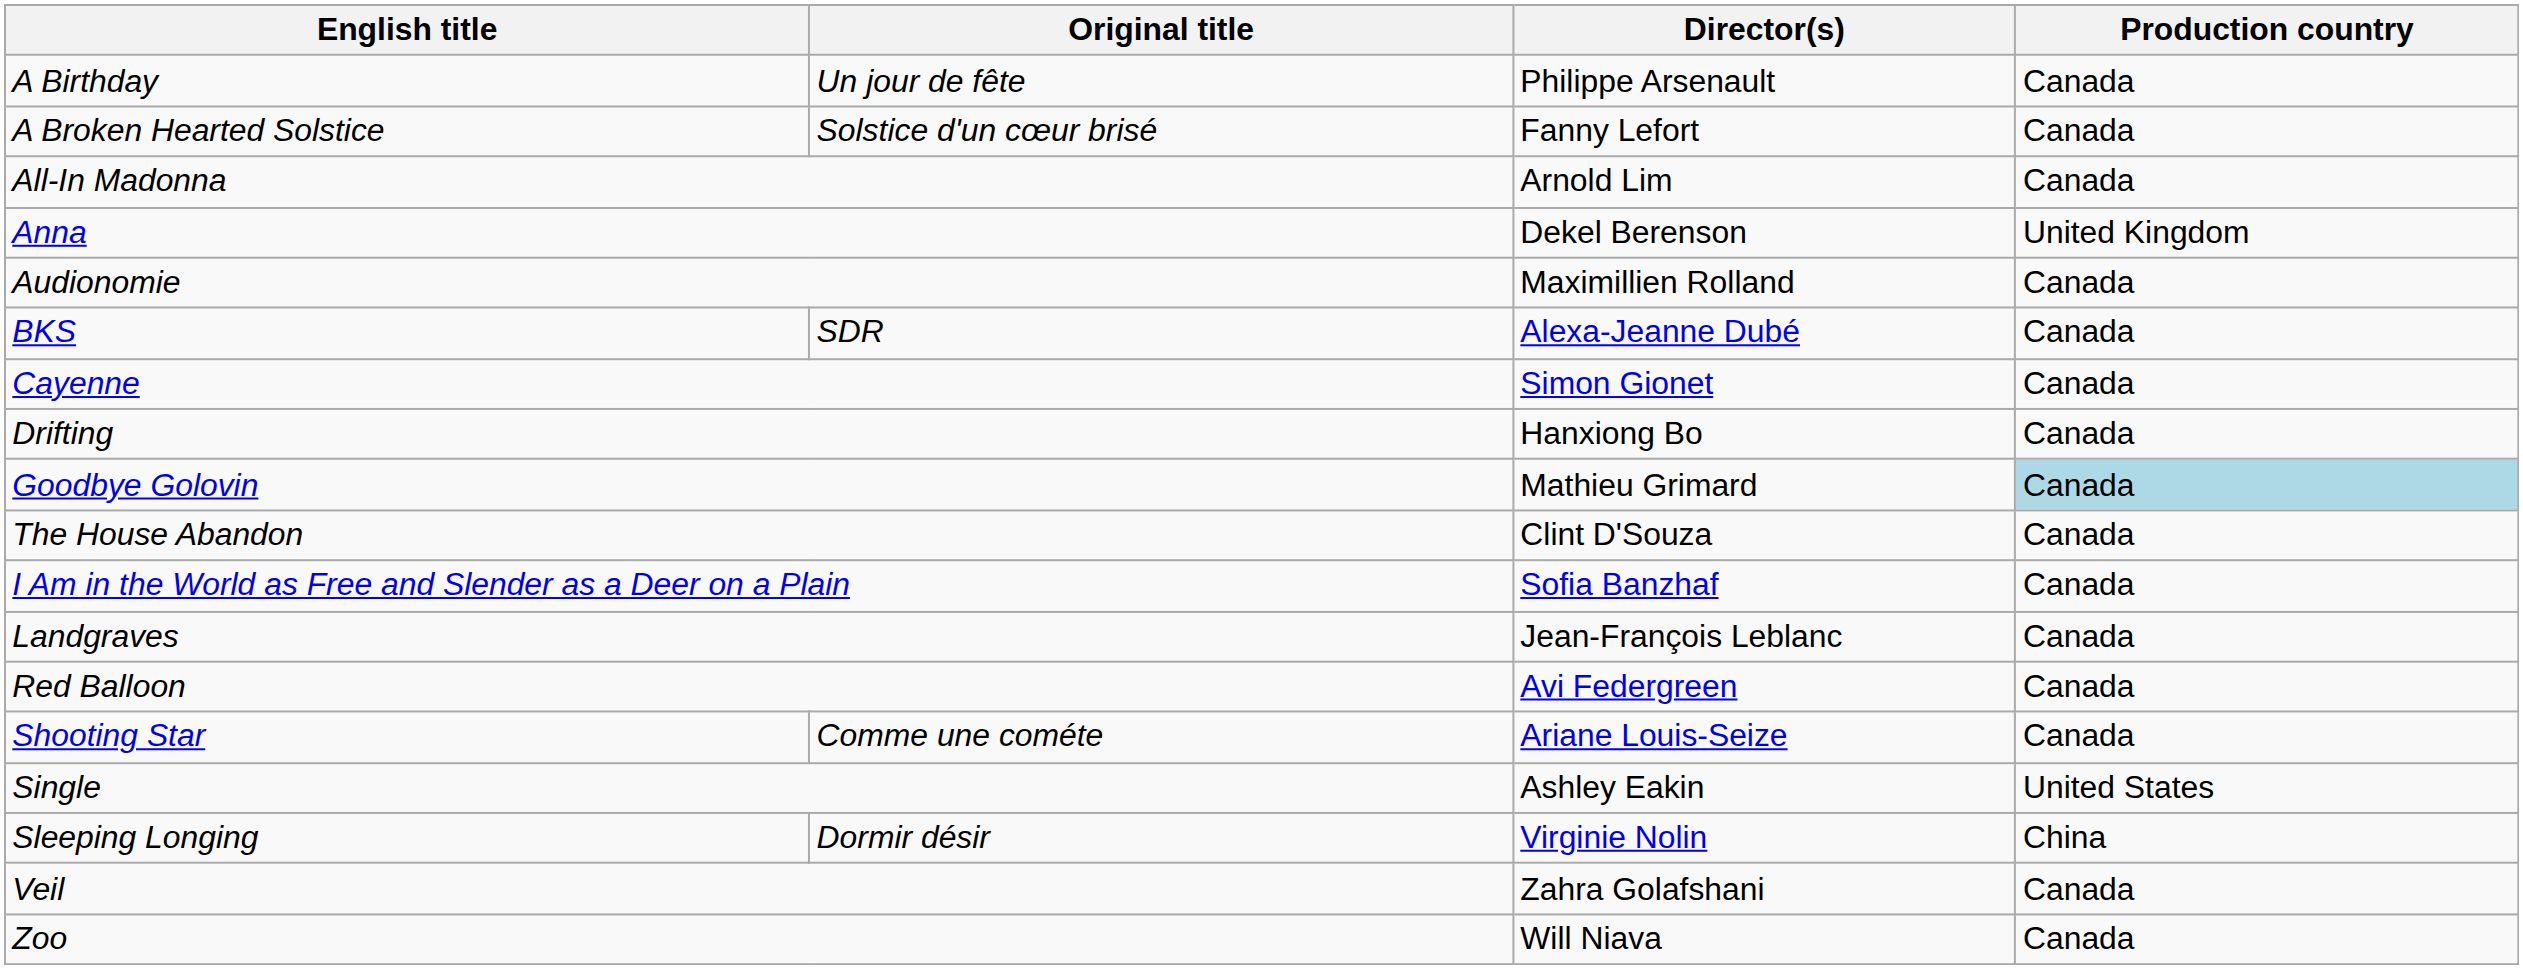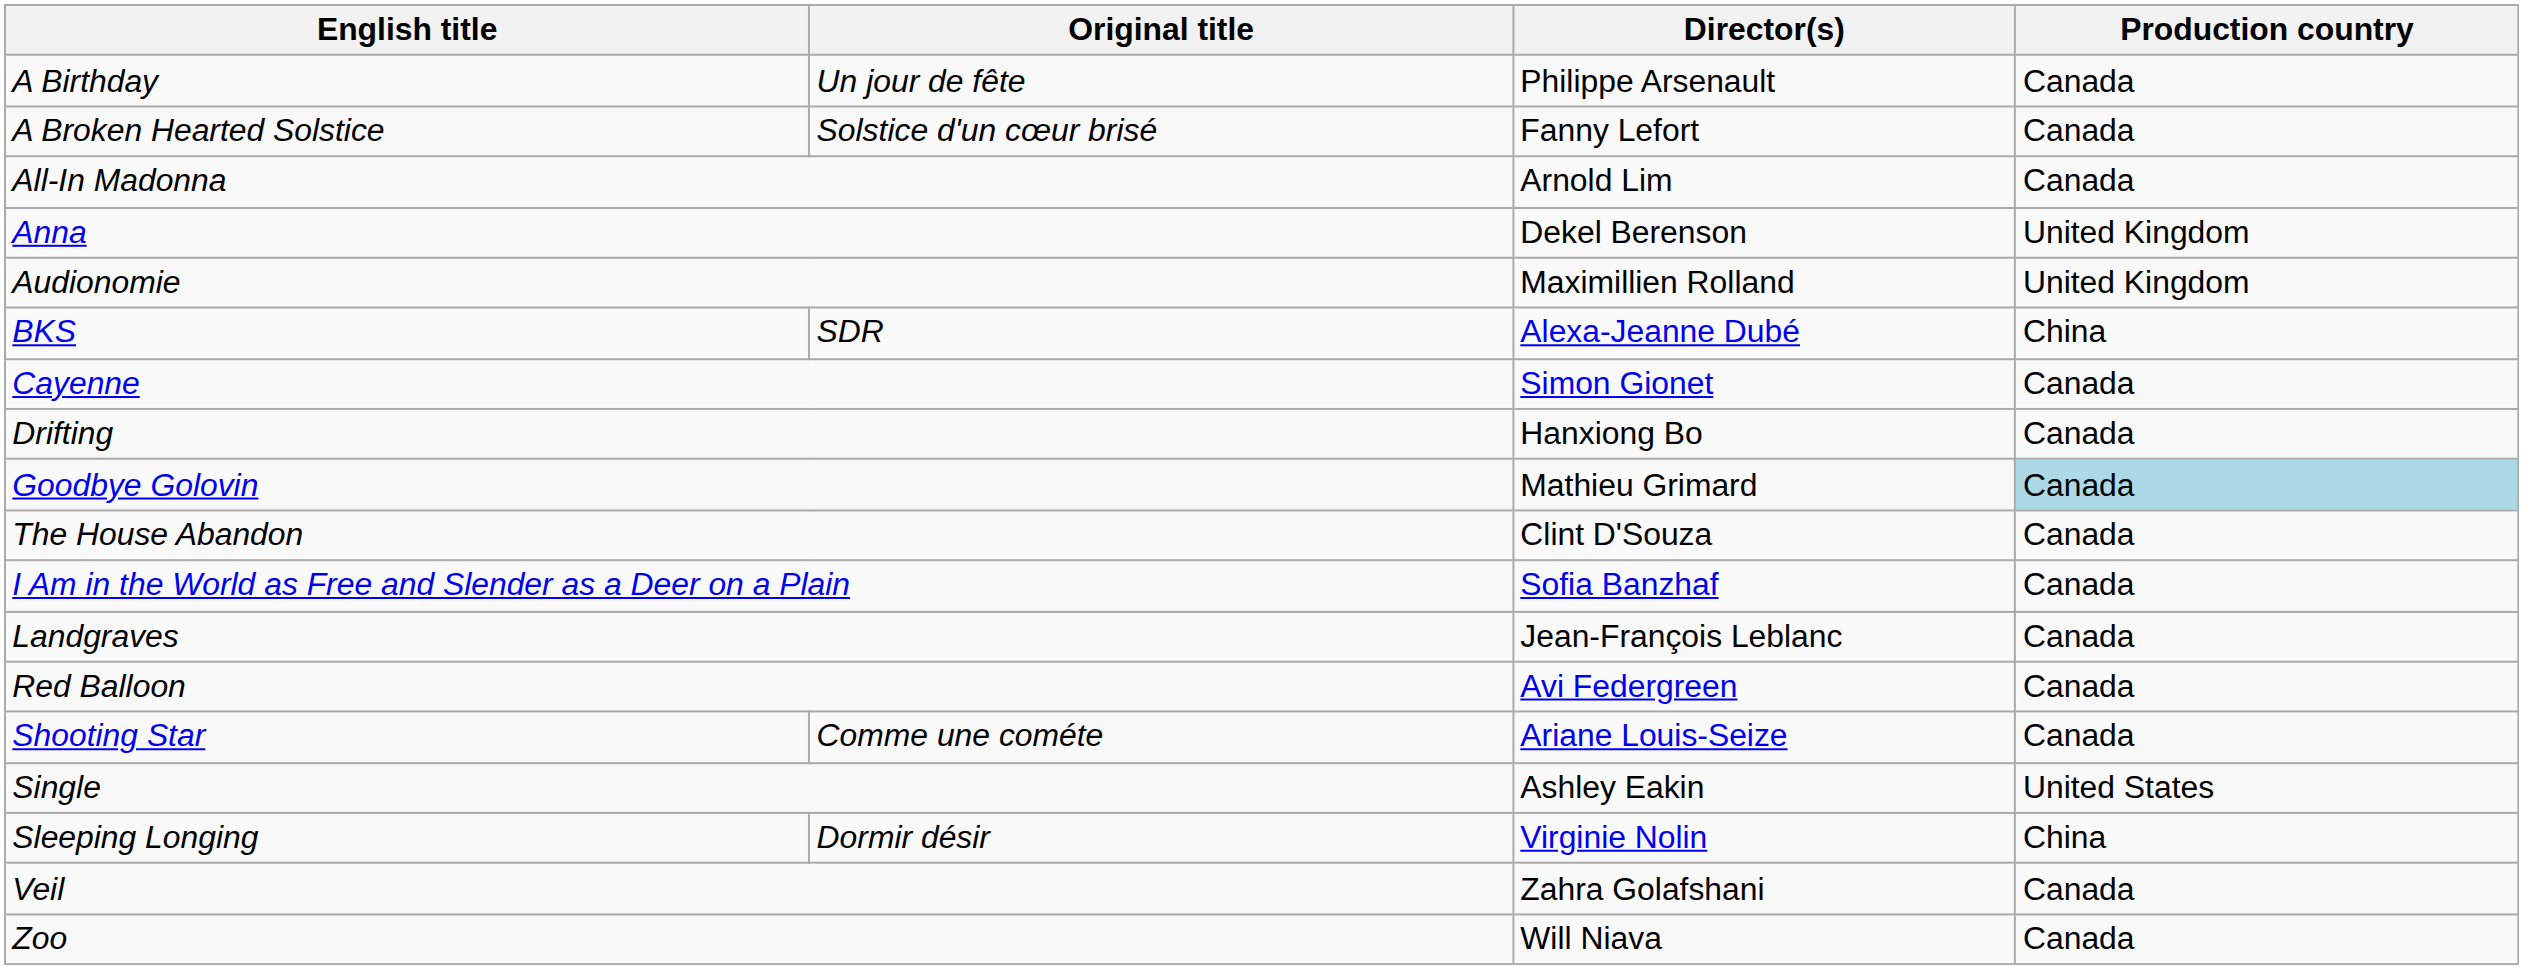(2079, 282) Canada -> (2136, 282) United Kingdom
(2079, 332) Canada -> (2065, 332) China
